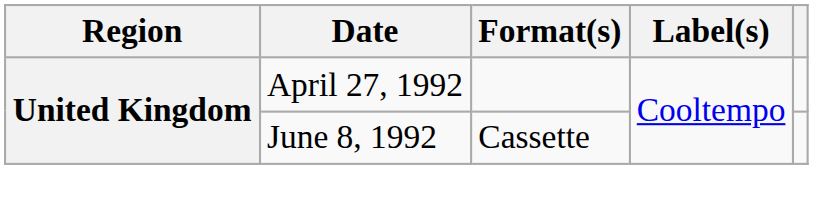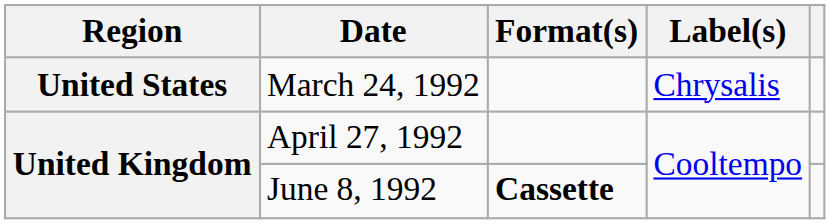+ row: (373, 84)
(534, 137) normal -> (554, 190) bold
